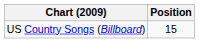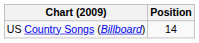(171, 29) 15 -> (171, 29) 14
